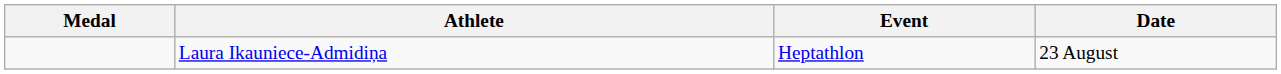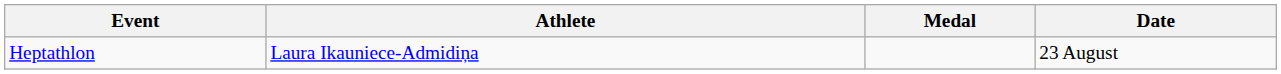columns swapped: (89, 20) <-> (904, 20)
